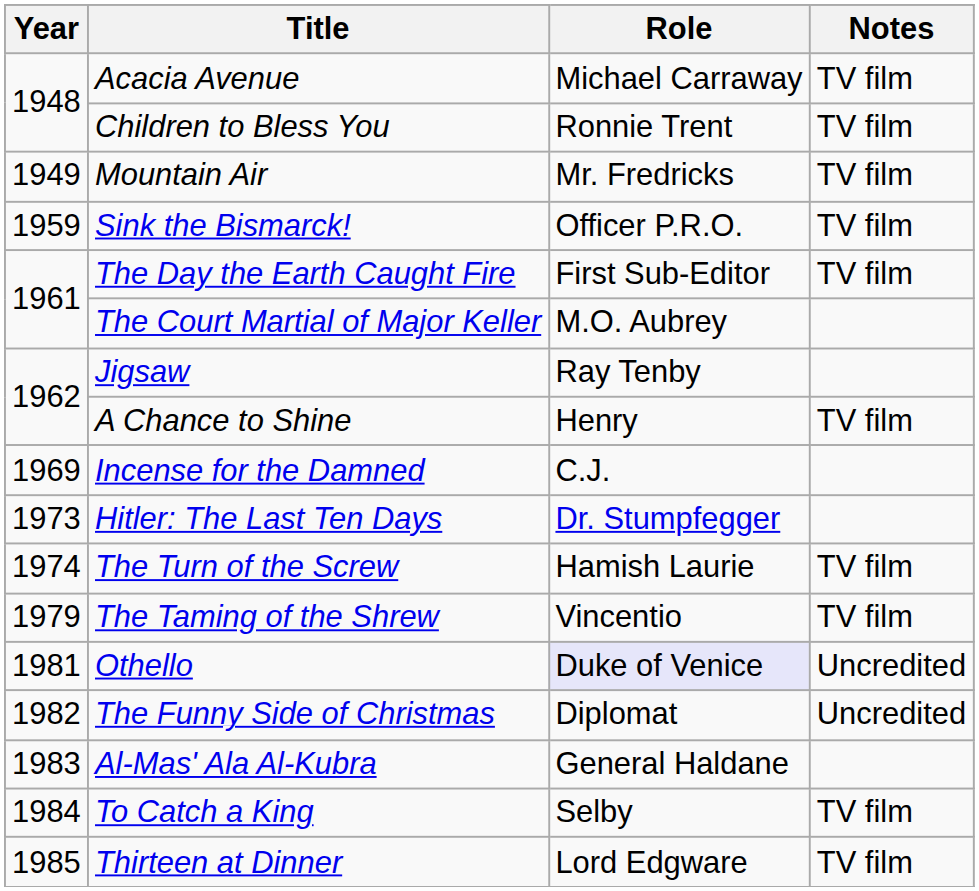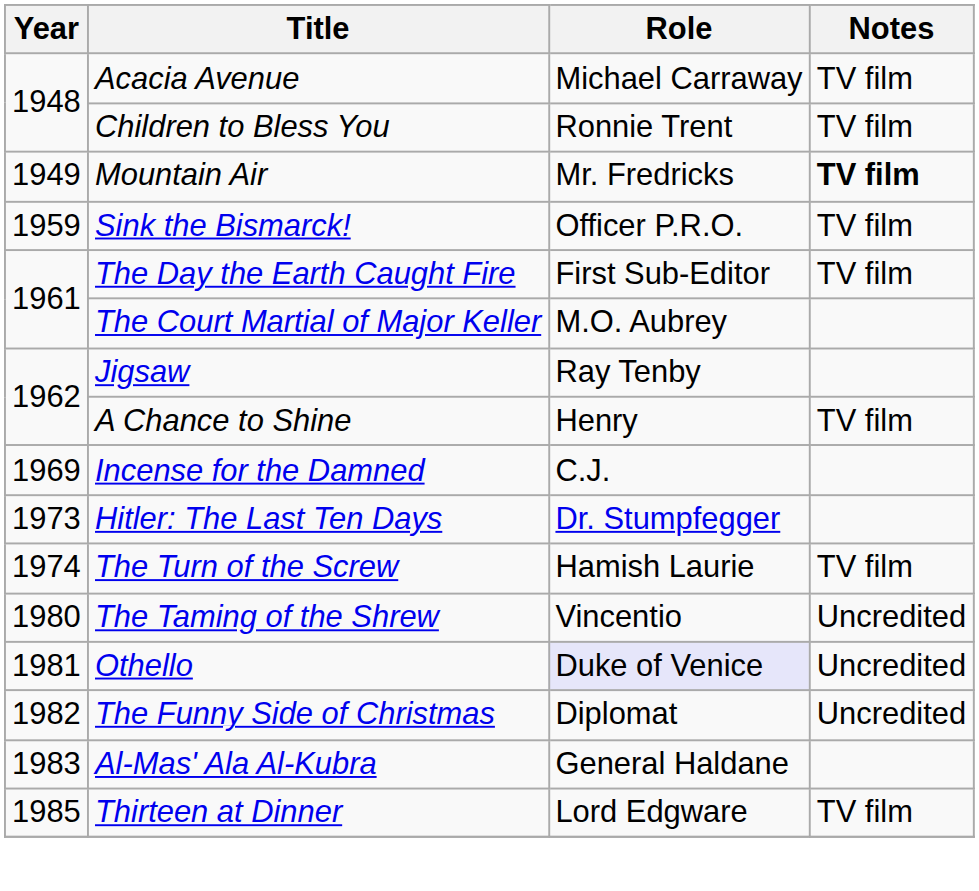(865, 175) normal -> (868, 175) bold
(46, 616) 1979 -> (46, 616) 1980
(865, 616) TV film -> (891, 616) Uncredited
- row: (204, 812)
